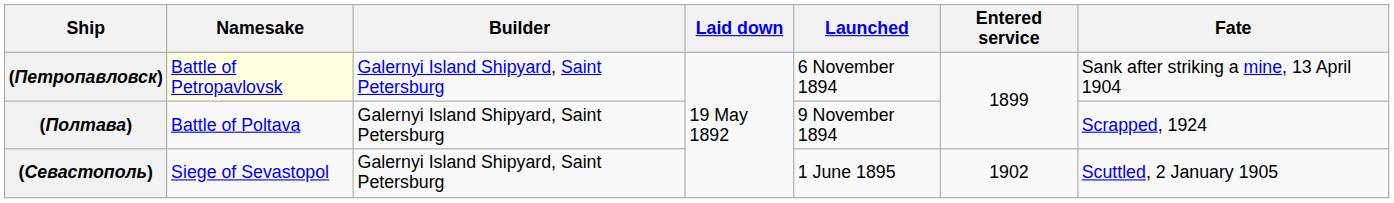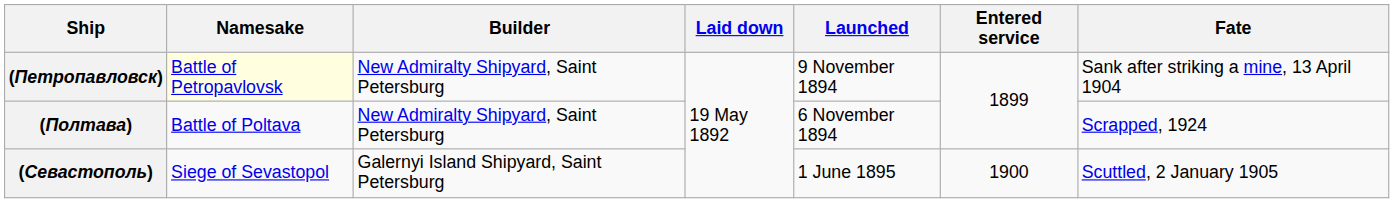(479, 76) Galernyi Island Shipyard, Saint Petersburg -> (477, 76) New Admiralty Shipyard, Saint Petersburg
(846, 76) 6 November 1894 -> (846, 76) 9 November 1894
(479, 124) Galernyi Island Shipyard, Saint Petersburg -> (477, 124) New Admiralty Shipyard, Saint Petersburg
(846, 124) 9 November 1894 -> (846, 124) 6 November 1894
(1009, 173) 1902 -> (1009, 173) 1900
